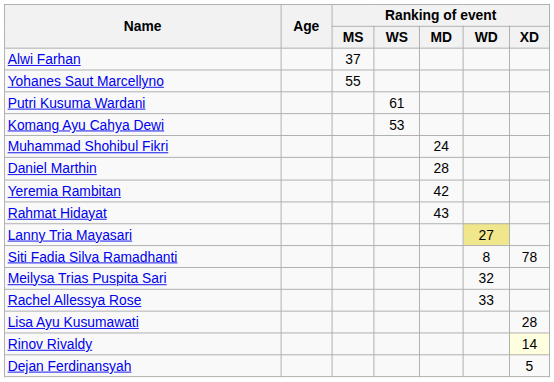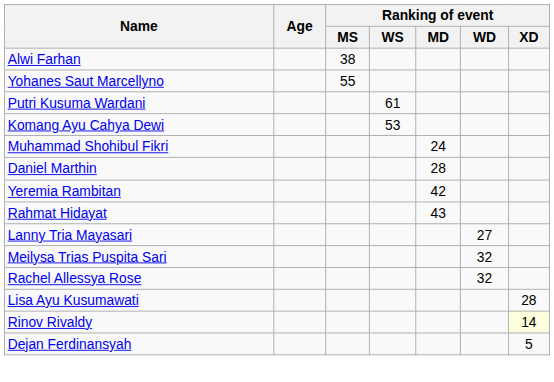(353, 59) 37 -> (348, 59) 38
(486, 235) khaki background -> (484, 235) no background
- row: (93, 256)
(486, 300) 33 -> (484, 278) 32
